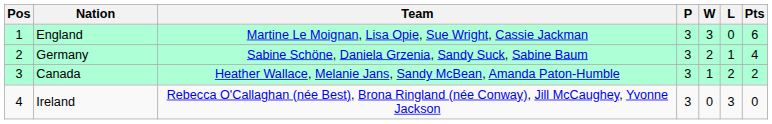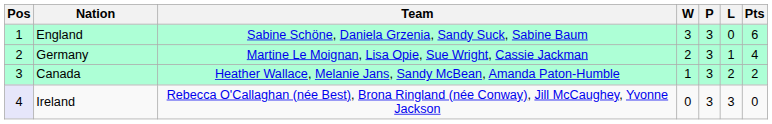columns swapped: (688, 14) <-> (709, 14)
(417, 34) Martine Le Moignan, Lisa Opie, Sue Wright, Cassie Jackman -> (417, 34) Sabine Schöne, Daniela Grzenia, Sandy Suck, Sabine Baum
(417, 54) Sabine Schöne, Daniela Grzenia, Sandy Suck, Sabine Baum -> (417, 54) Martine Le Moignan, Lisa Opie, Sue Wright, Cassie Jackman
(19, 101) no background -> (19, 101) lavender background
